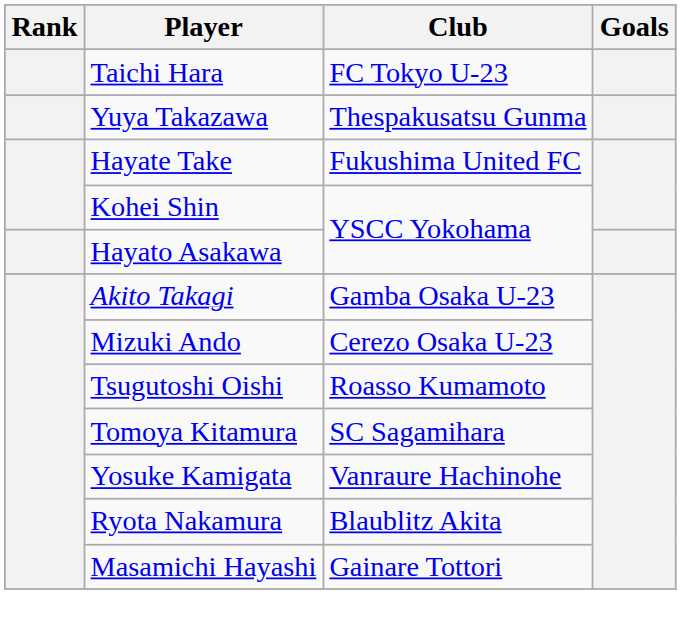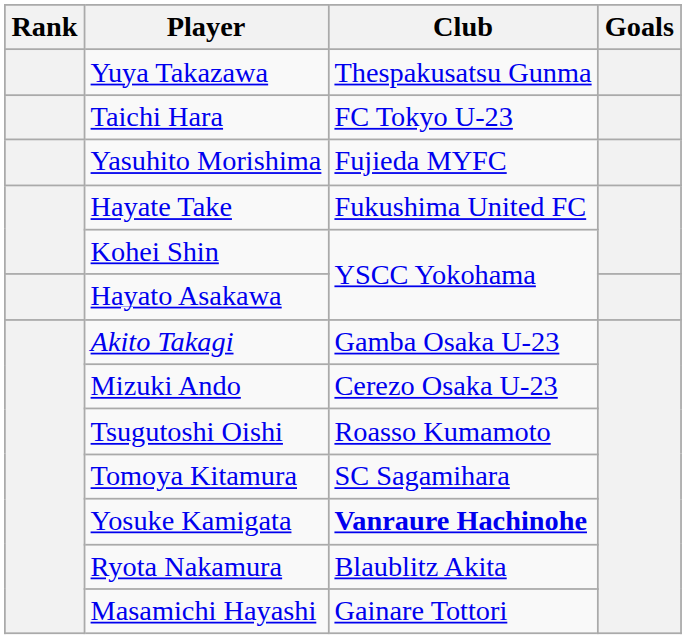rows swapped: (157, 71) <-> (179, 116)
+ row: (206, 161)
(445, 476) normal -> (461, 521) bold
